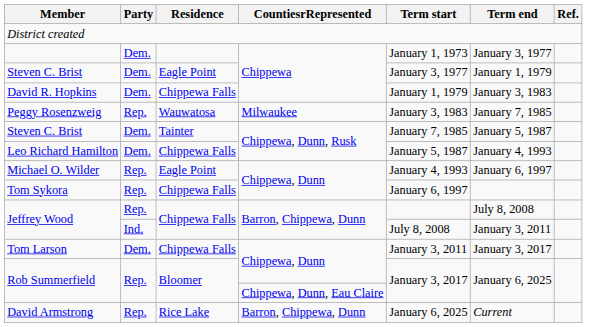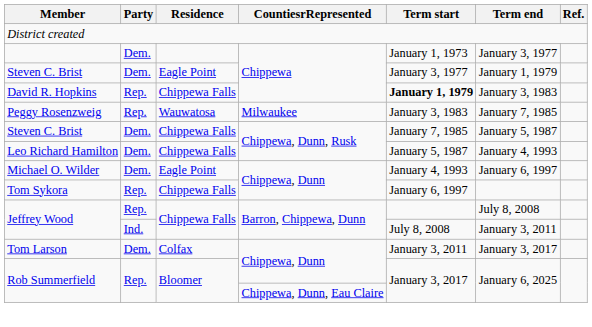(137, 92) Dem. -> (135, 92) Rep.
(428, 92) normal -> (431, 92) bold
(176, 131) Tainter -> (197, 131) Chippewa Falls
(135, 170) Rep. -> (137, 170) Dem.
(197, 248) Chippewa Falls -> (176, 248) Colfax
- row: (50, 312)
